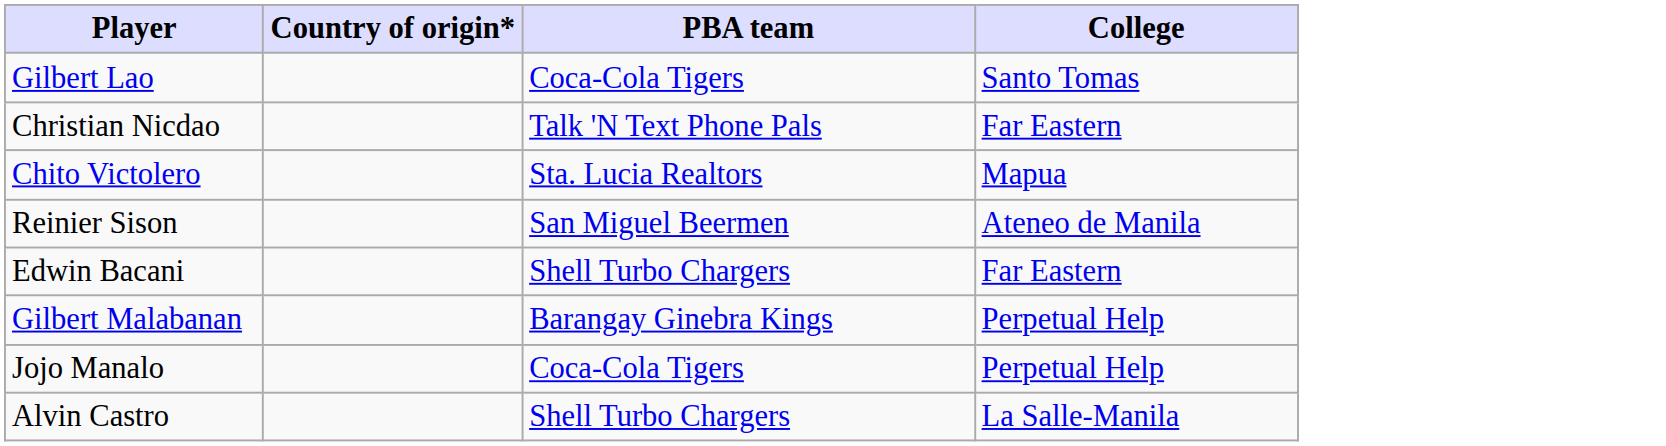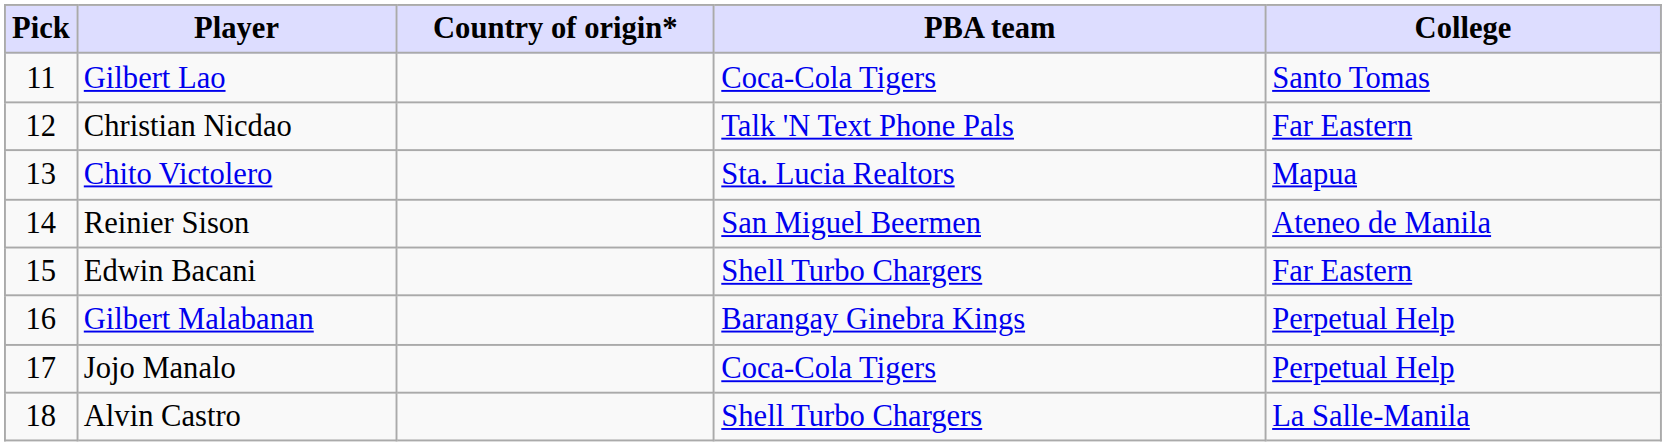+ column: (41, 28)
